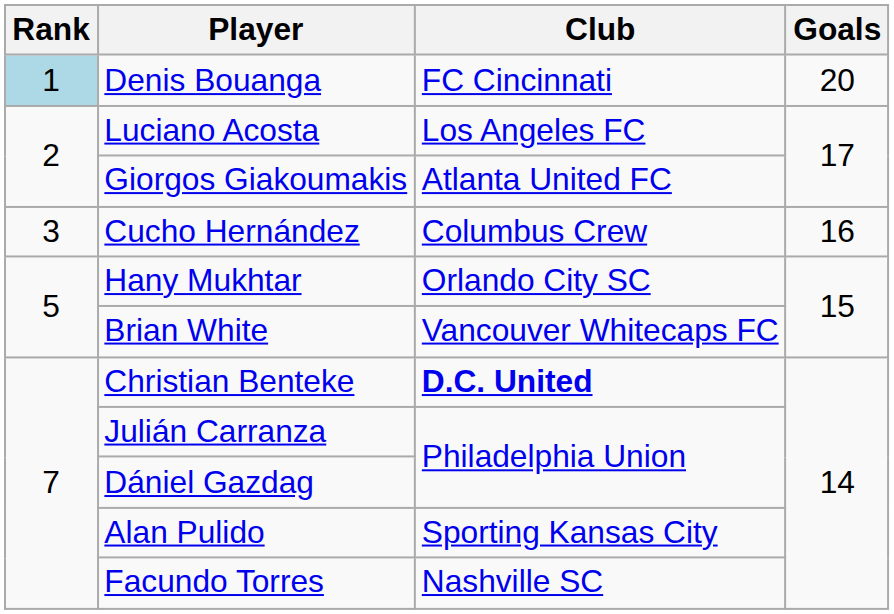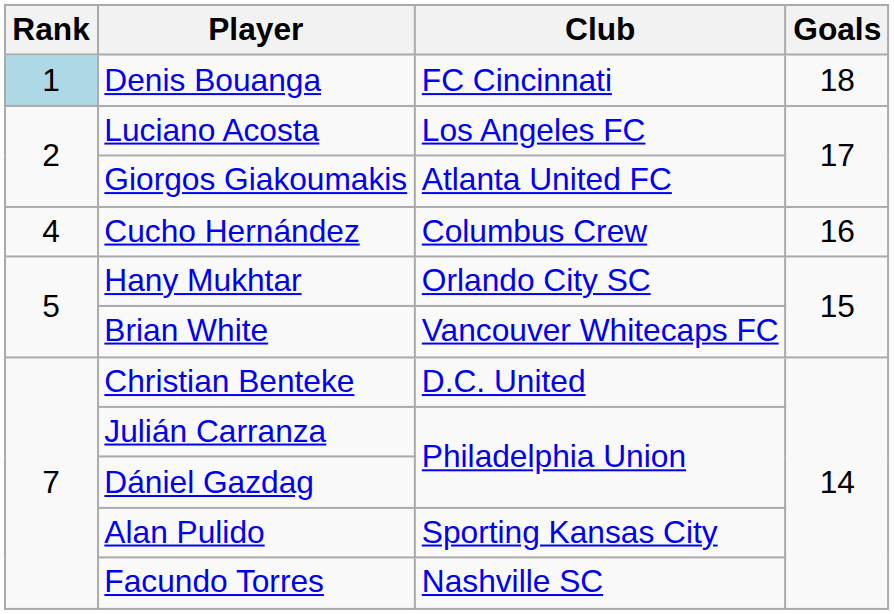(837, 79) 20 -> (837, 79) 18
(51, 230) 3 -> (51, 230) 4
(507, 381) bold -> (504, 381) normal
